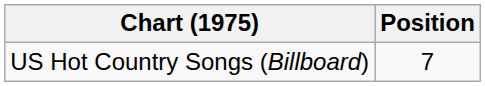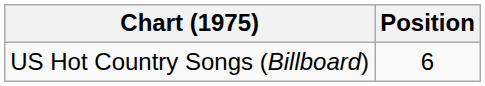(427, 61) 7 -> (427, 61) 6
